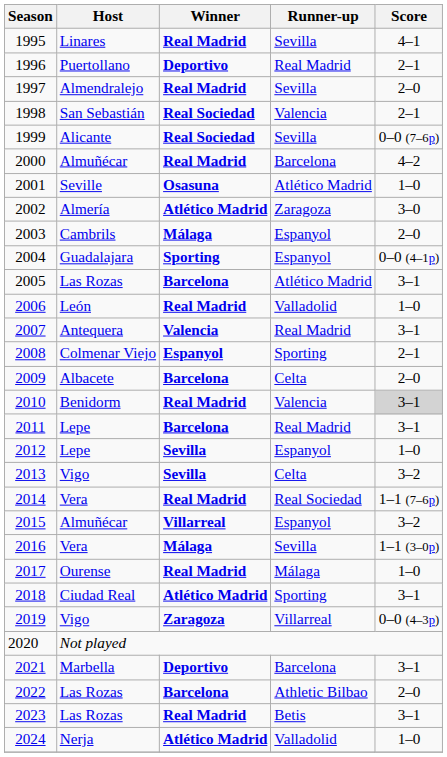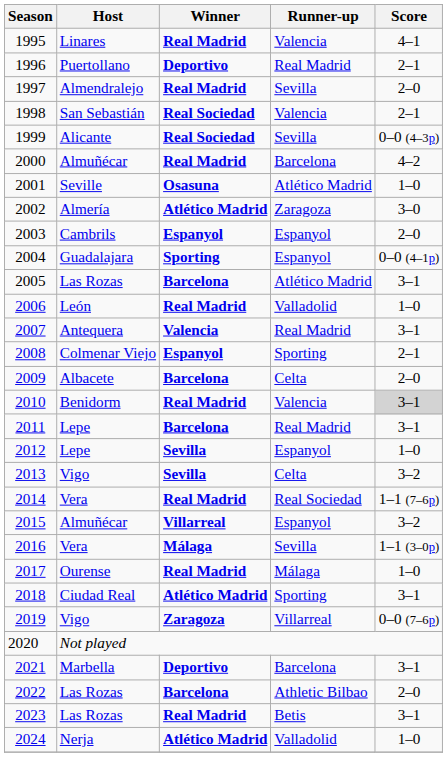(295, 40) Sevilla -> (301, 40) Valencia
(409, 137) 0–0 (7–6p) -> (409, 137) 0–0 (4–3p)
(188, 233) Málaga -> (193, 233) Espanyol
(409, 619) 0–0 (4–3p) -> (409, 619) 0–0 (7–6p)
